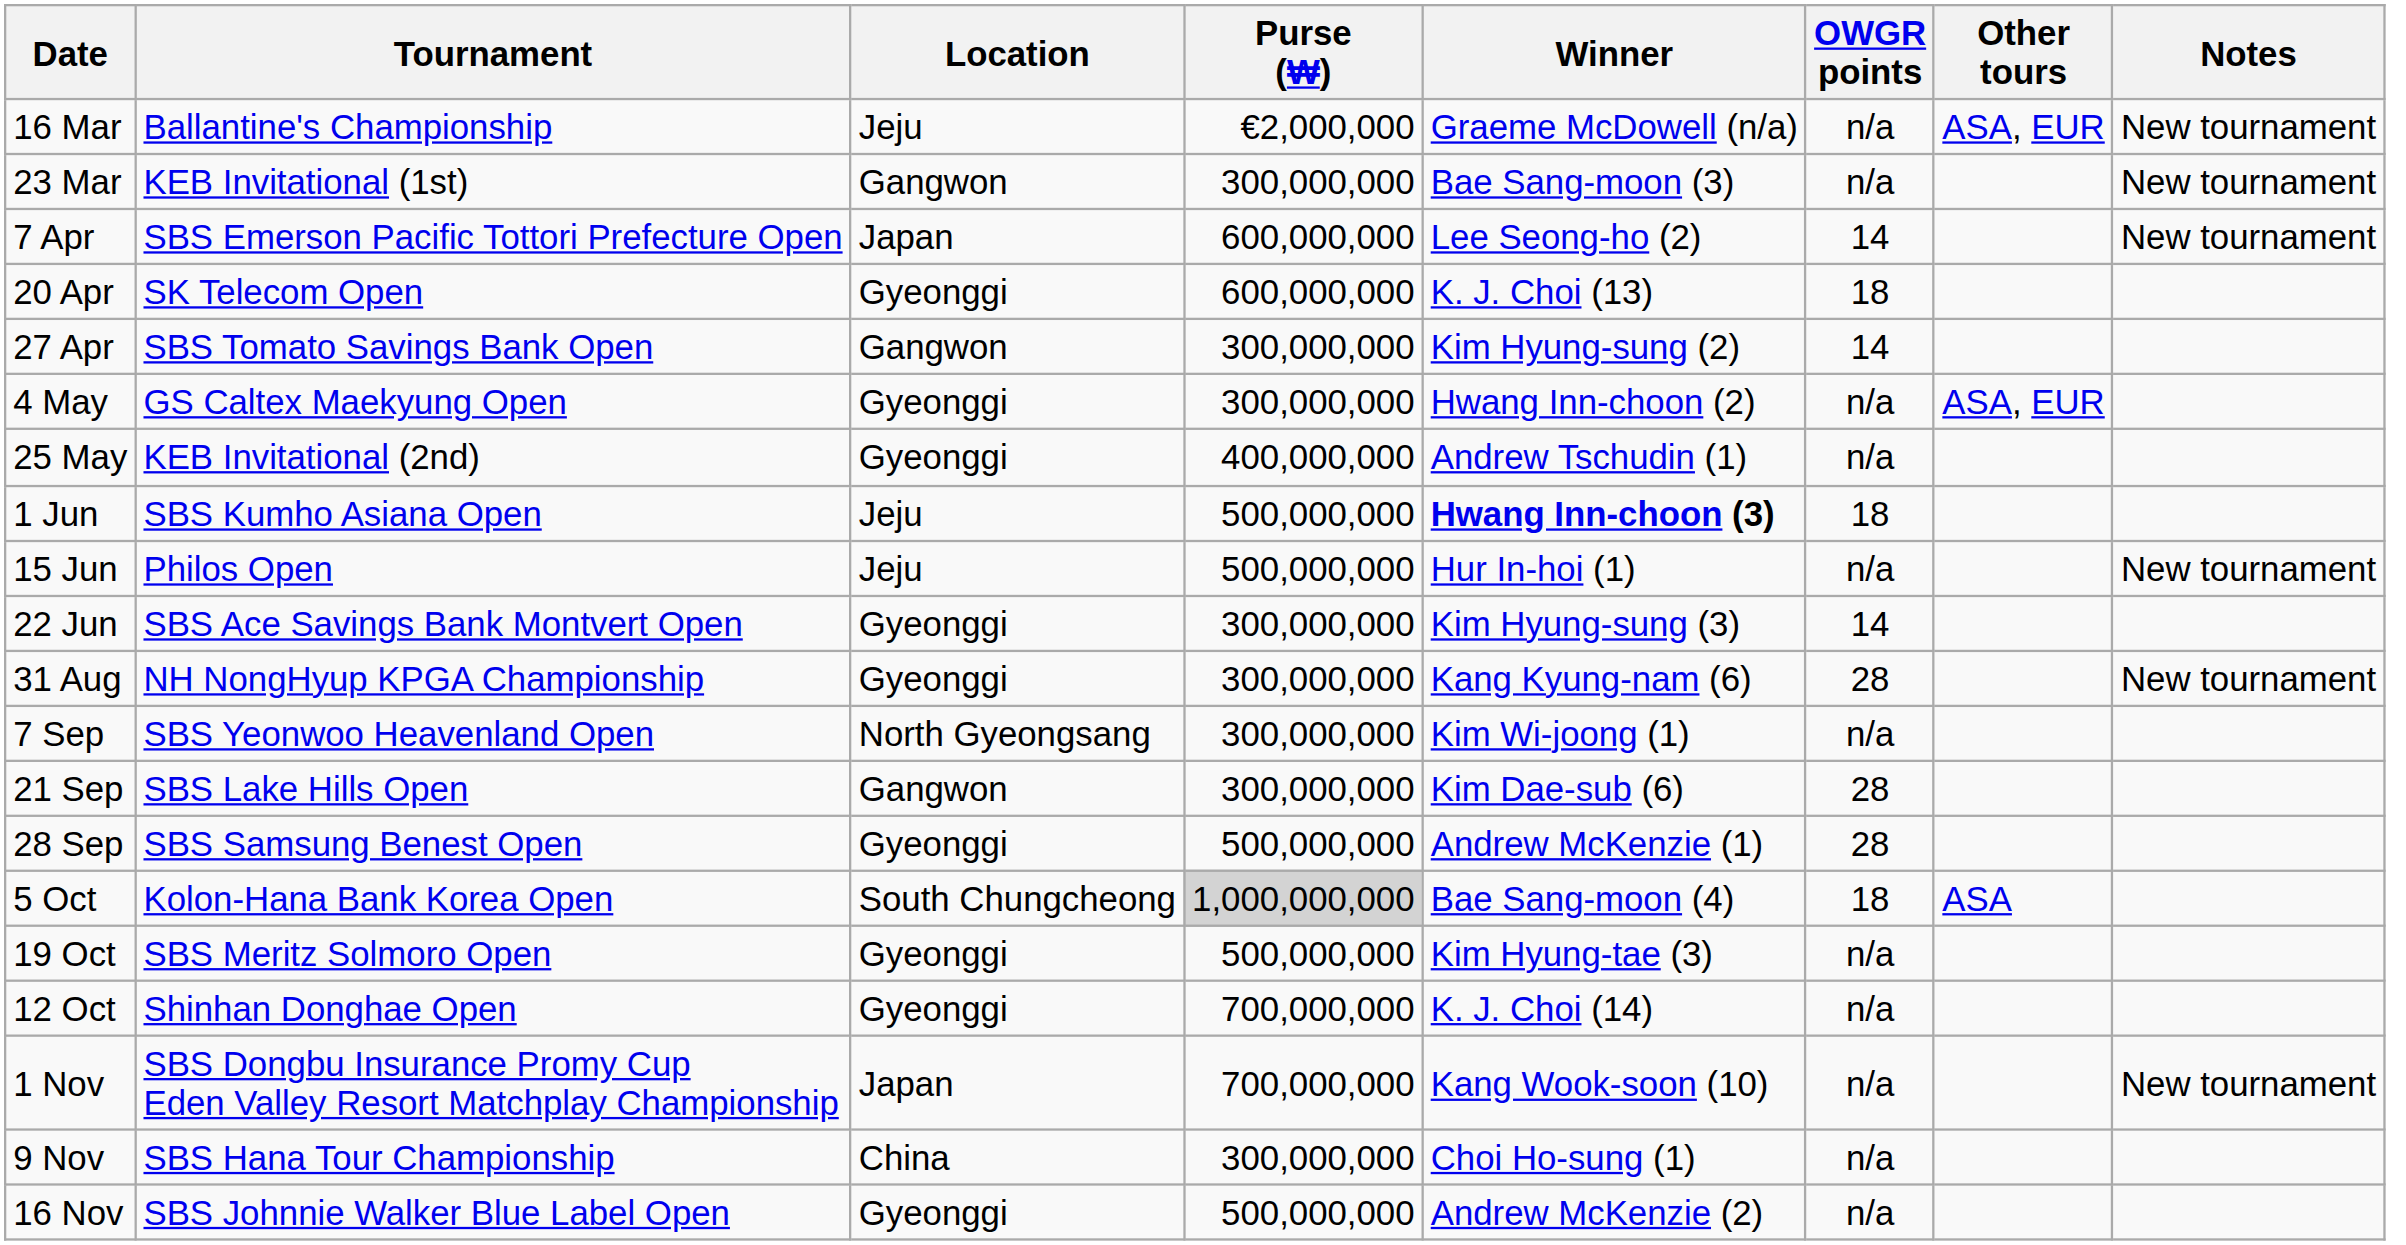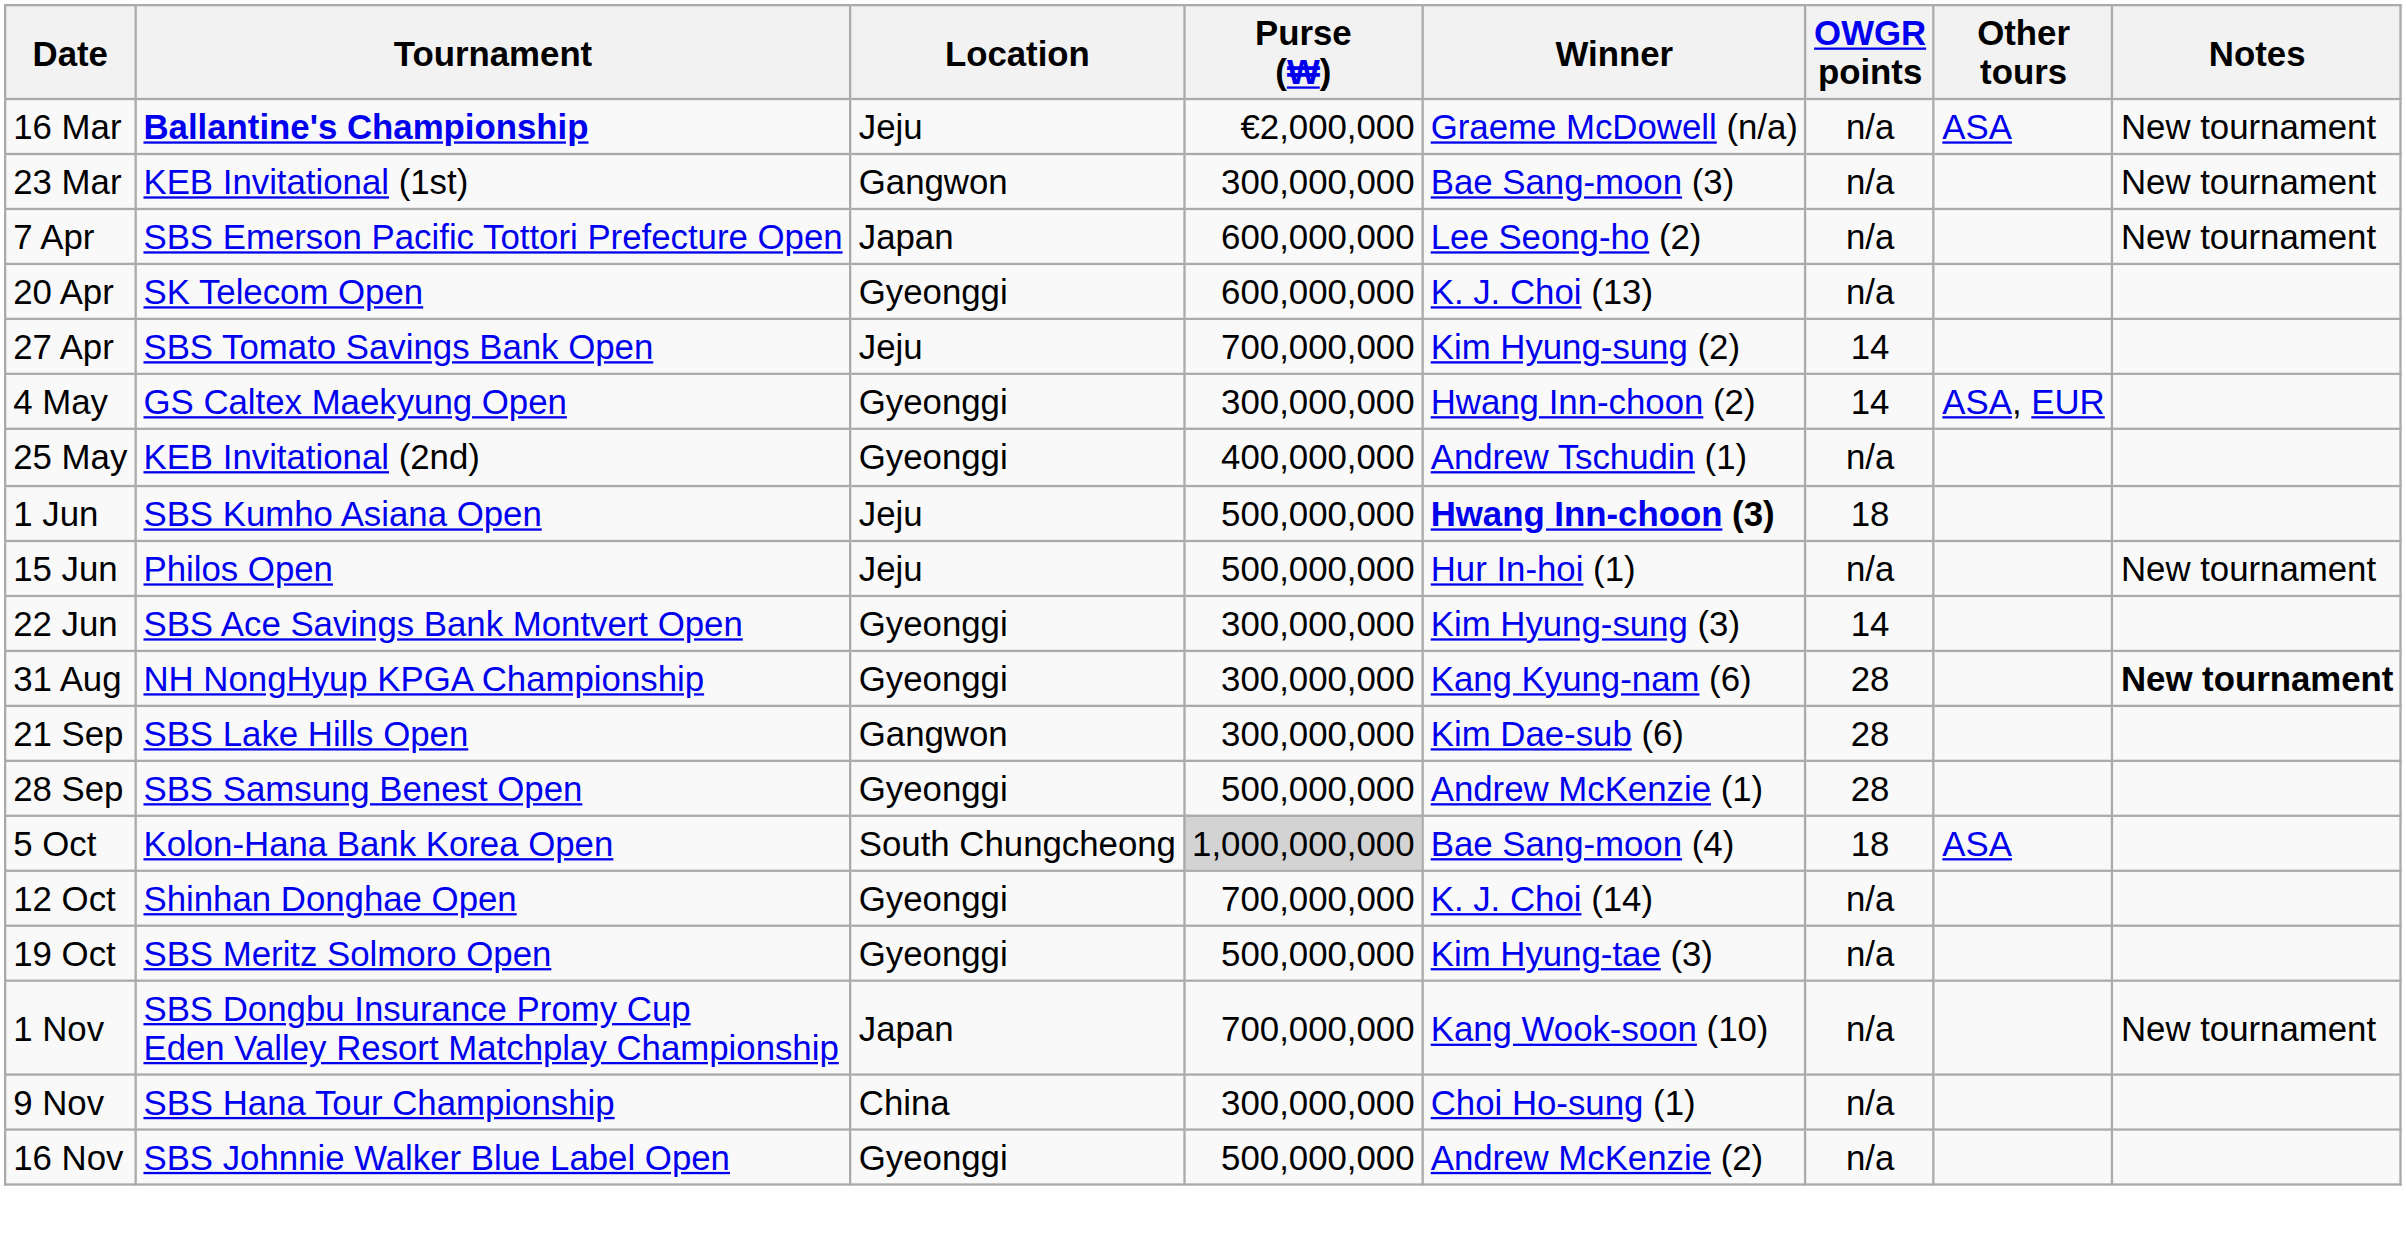(348, 127) normal -> (366, 127) bold
(2024, 127) ASA, EUR -> (1977, 127) ASA
(1870, 237) 14 -> (1870, 237) n/a
(1870, 292) 18 -> (1870, 292) n/a
(933, 347) Gangwon -> (891, 347) Jeju
(1318, 347) 300,000,000 -> (1318, 347) 700,000,000
(1870, 402) n/a -> (1870, 402) 14
(2249, 678) normal -> (2257, 678) bold
- row: (59, 733)
rows swapped: (64, 1009) <-> (64, 953)
